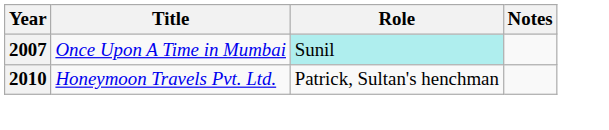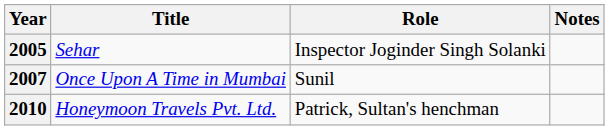+ row: (28, 49)
(315, 49) paleturquoise background -> (315, 79) no background
